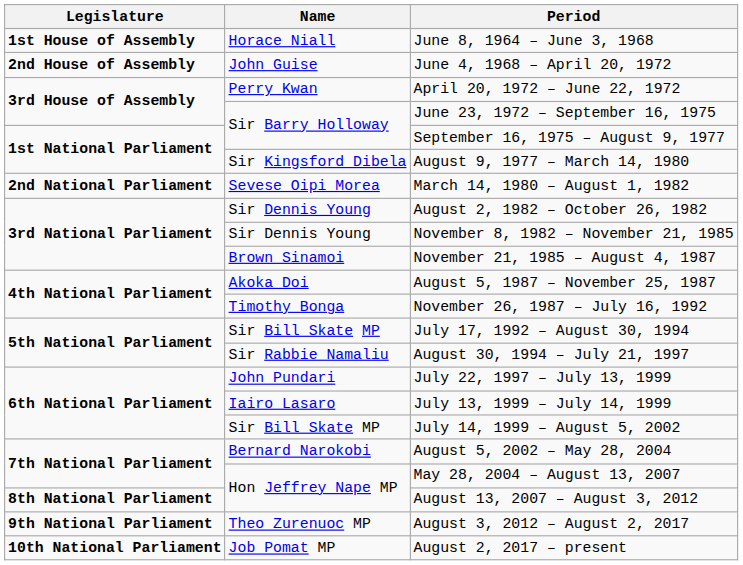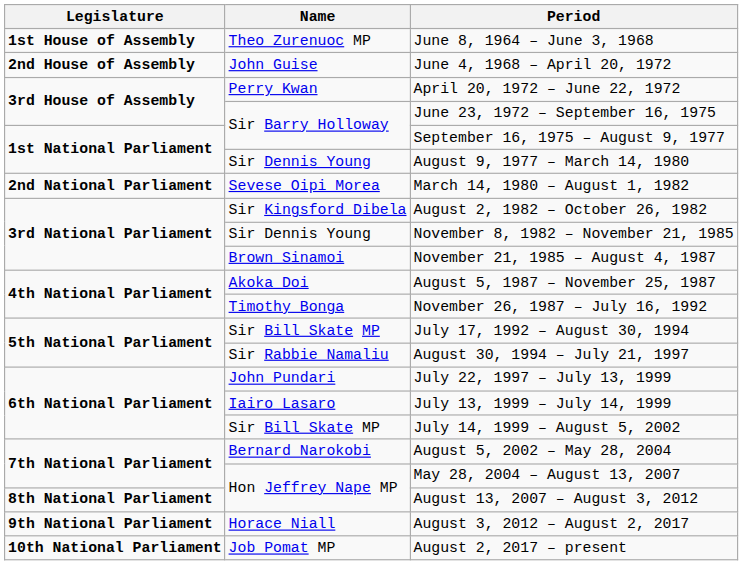(282, 41) Horace Niall -> (300, 41) Theo Zurenuoc MP
(318, 162) Sir Kingsford Dibela -> (300, 162) Sir Dennis Young
(300, 210) Sir Dennis Young -> (318, 210) Sir Kingsford Dibela
(300, 524) Theo Zurenuoc MP -> (282, 524) Horace Niall
